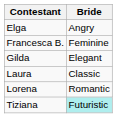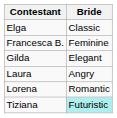(81, 27) Angry -> (84, 27) Classic
(84, 74) Classic -> (81, 74) Angry
